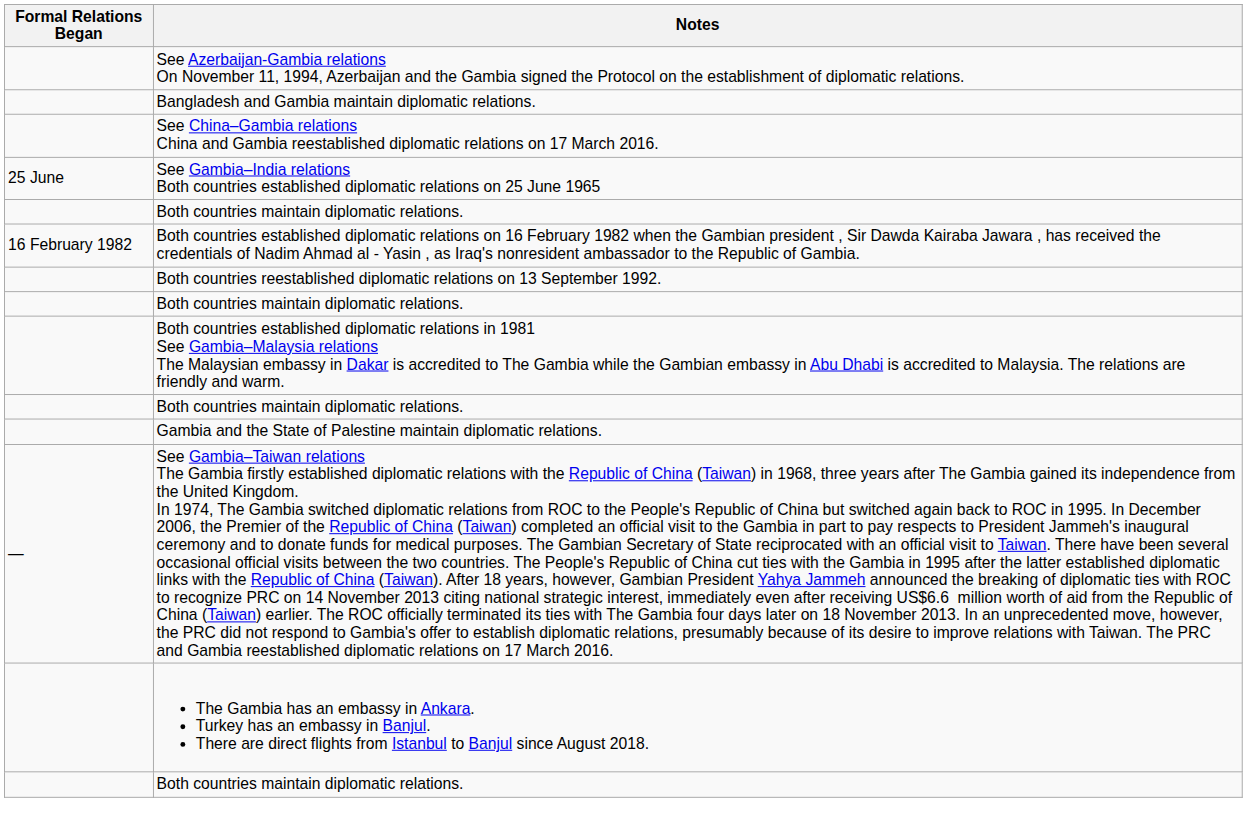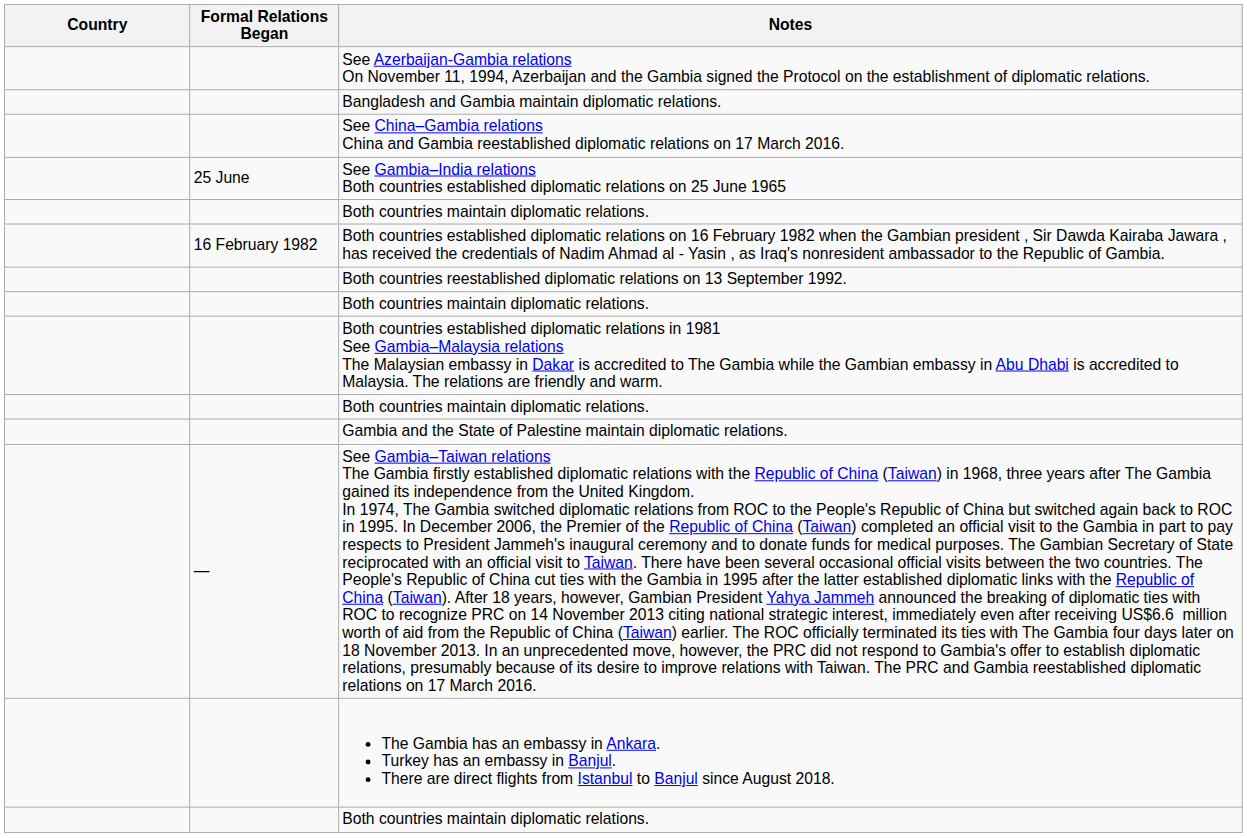+ column: (97, 25)
